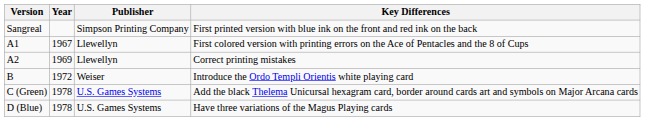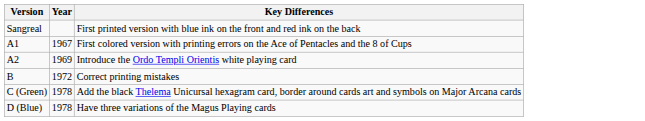- column: (133, 12)
(245, 60) Correct printing mistakes -> (187, 60) Introduce the Ordo Templi Orientis white playing card
(303, 76) Introduce the Ordo Templi Orientis white playing card -> (128, 76) Correct printing mistakes
